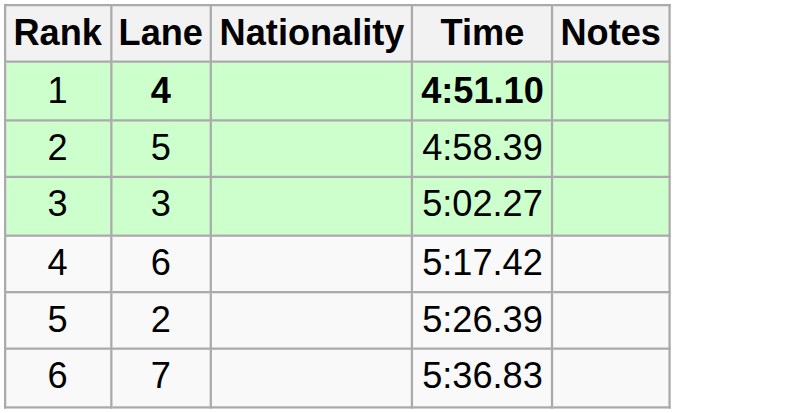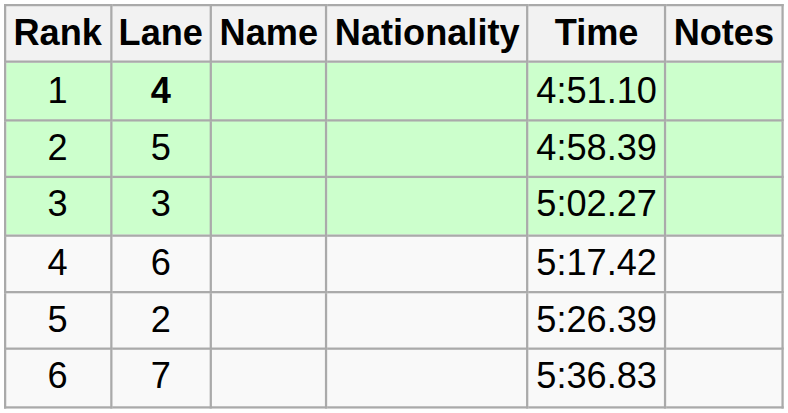+ column: (269, 33)
(482, 90) bold -> (597, 90) normal
